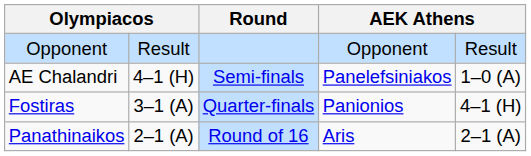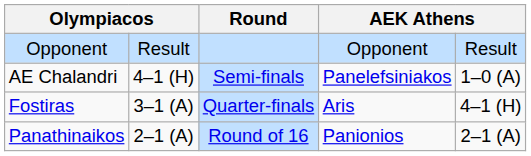(363, 106) Panionios -> (339, 106) Aris
(339, 135) Aris -> (363, 135) Panionios
